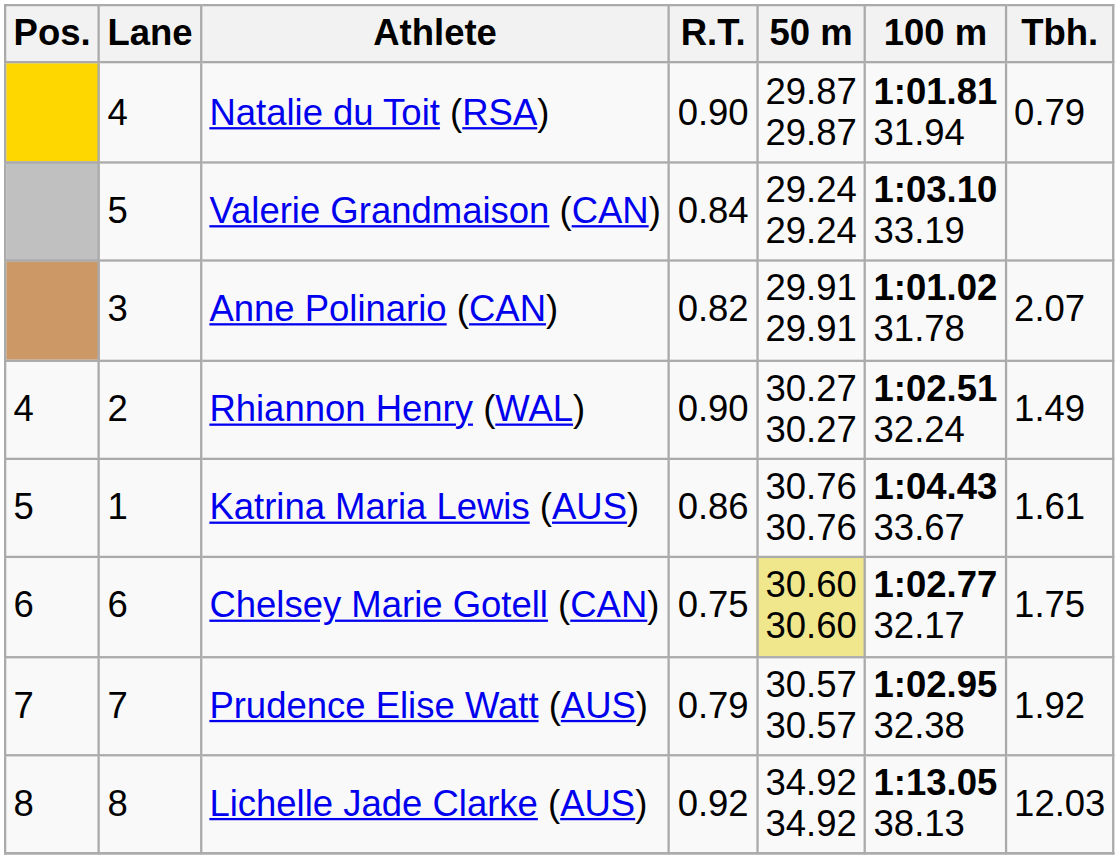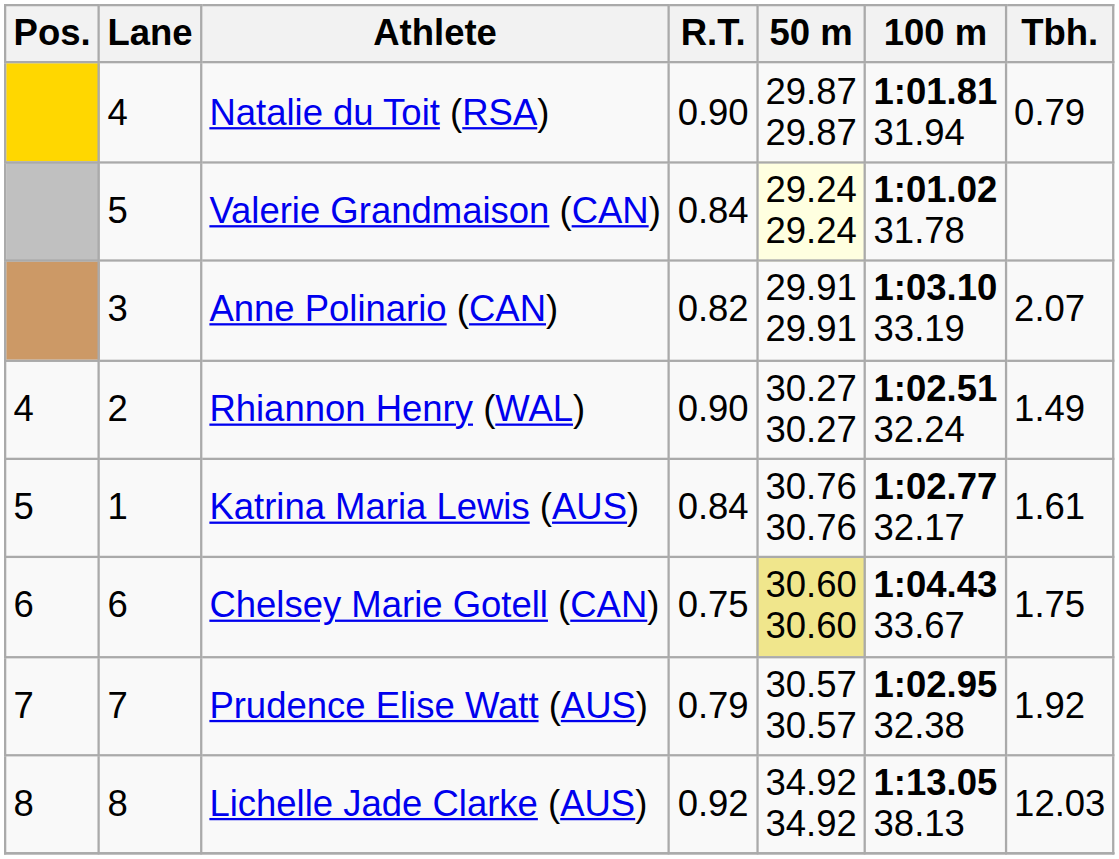(811, 210) no background -> (811, 210) lightyellow background
(935, 210) 1:03.10 33.19 -> (935, 210) 1:01.02 31.78
(935, 309) 1:01.02 31.78 -> (935, 309) 1:03.10 33.19
(713, 507) 0.86 -> (713, 507) 0.84
(935, 507) 1:04.43 33.67 -> (935, 507) 1:02.77 32.17
(935, 606) 1:02.77 32.17 -> (935, 606) 1:04.43 33.67
